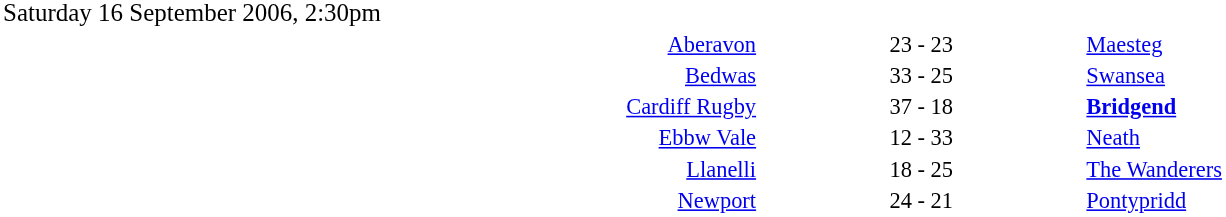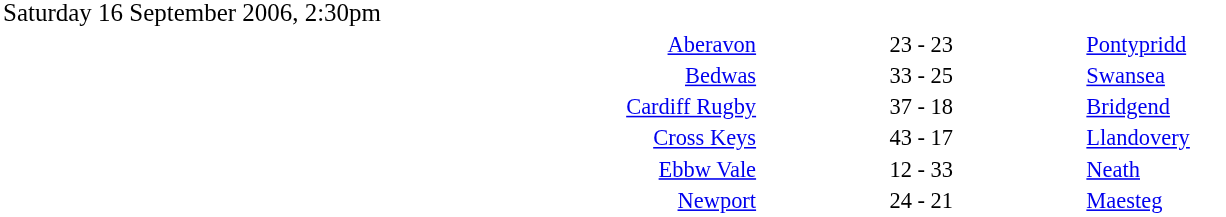(1124, 44) Maesteg -> (1136, 44) Pontypridd
(1131, 106) bold -> (1128, 106) normal
+ row: (705, 138)
- row: (721, 169)
(1136, 200) Pontypridd -> (1124, 200) Maesteg
